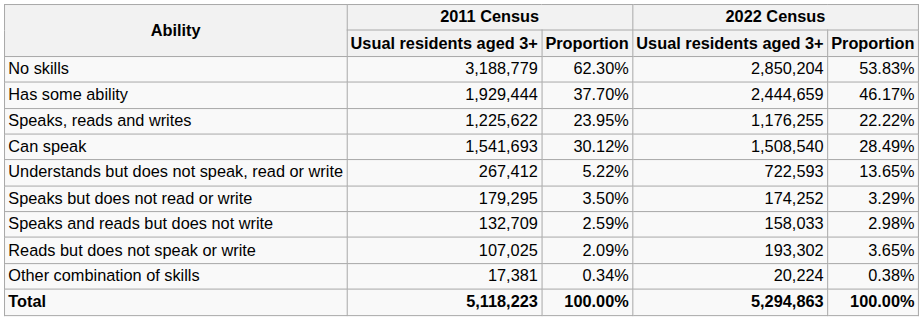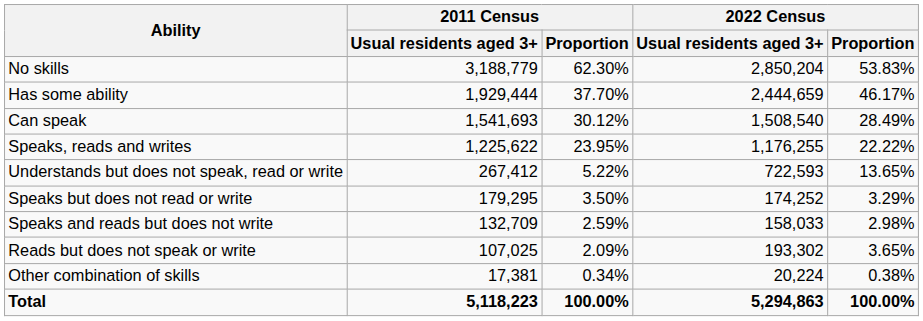rows swapped: (47, 146) <-> (100, 120)
